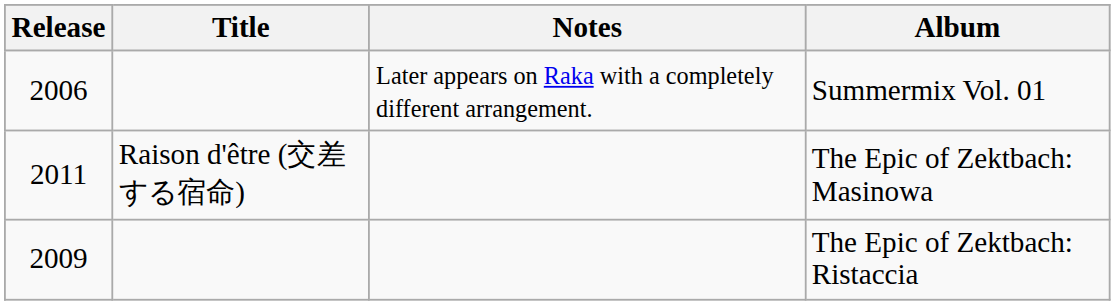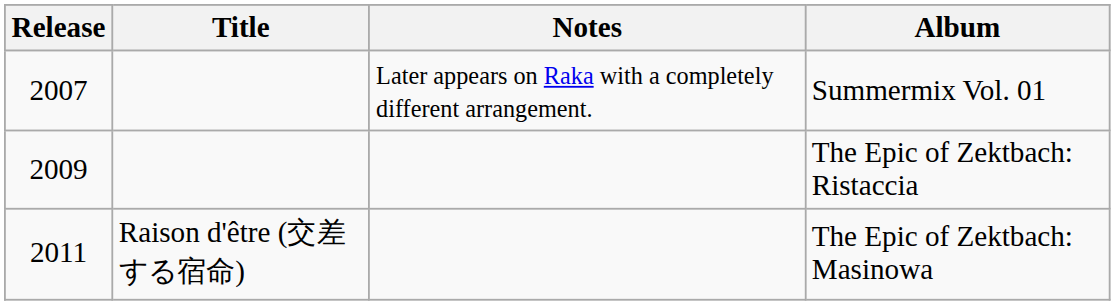(59, 90) 2006 -> (59, 90) 2007
rows swapped: (942, 258) <-> (942, 174)
